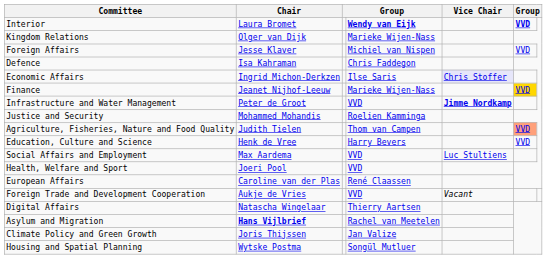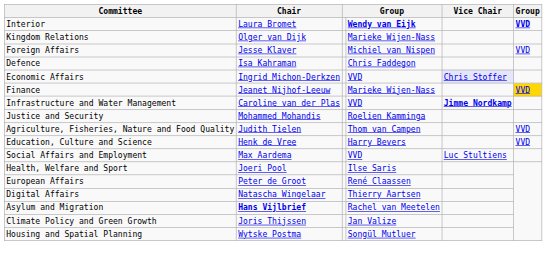(372, 77) Ilse Saris -> (355, 77) VVD
(272, 103) Peter de Groot -> (289, 103) Caroline van der Plas
(523, 129) lightsalmon background -> (523, 129) no background
(355, 169) VVD -> (372, 169) Ilse Saris
(289, 182) Caroline van der Plas -> (272, 182) Peter de Groot
- row: (106, 195)
